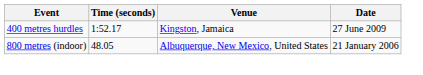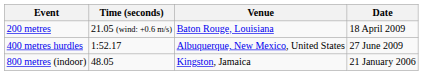+ row: (29, 29)
(197, 29) Kingston, Jamaica -> (261, 46) Albuquerque, New Mexico, United States
(244, 46) Albuquerque, New Mexico, United States -> (214, 62) Kingston, Jamaica
